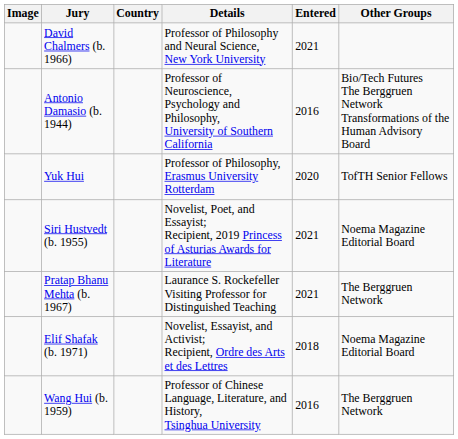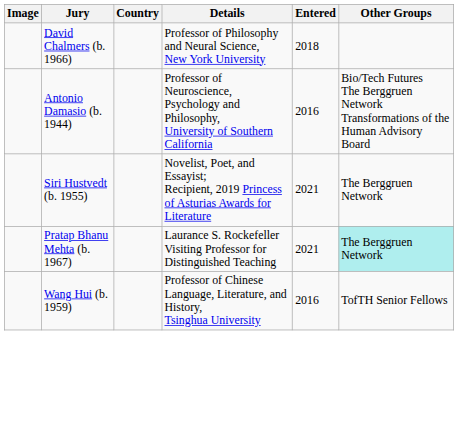(307, 45) 2021 -> (307, 45) 2018
- row: (64, 176)
(383, 235) Noema Magazine Editorial Board -> (377, 190) The Berggruen Network
(377, 294) no background -> (377, 248) paleturquoise background
- row: (71, 346)
(377, 405) The Berggruen Network -> (394, 300) TofTH Senior Fellows
